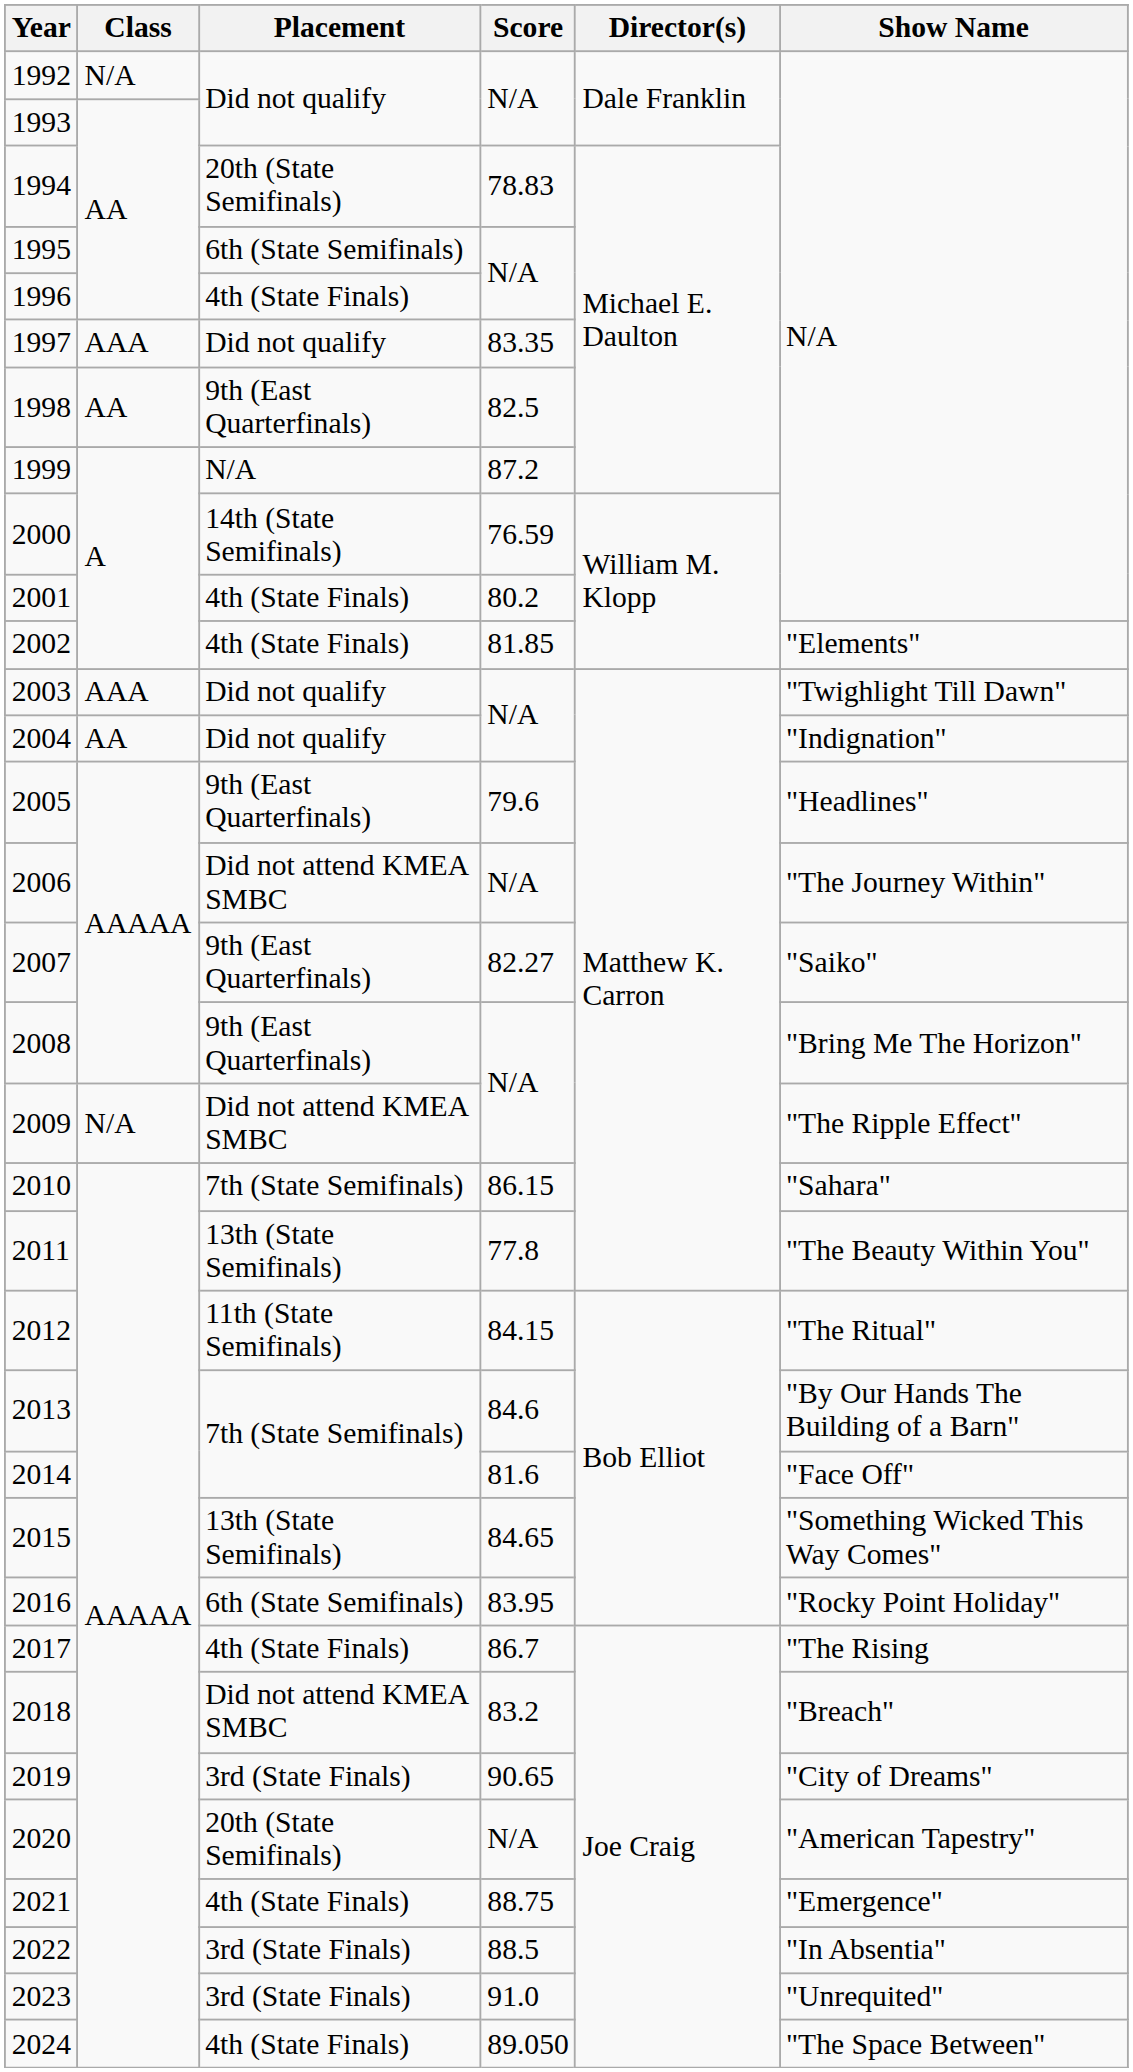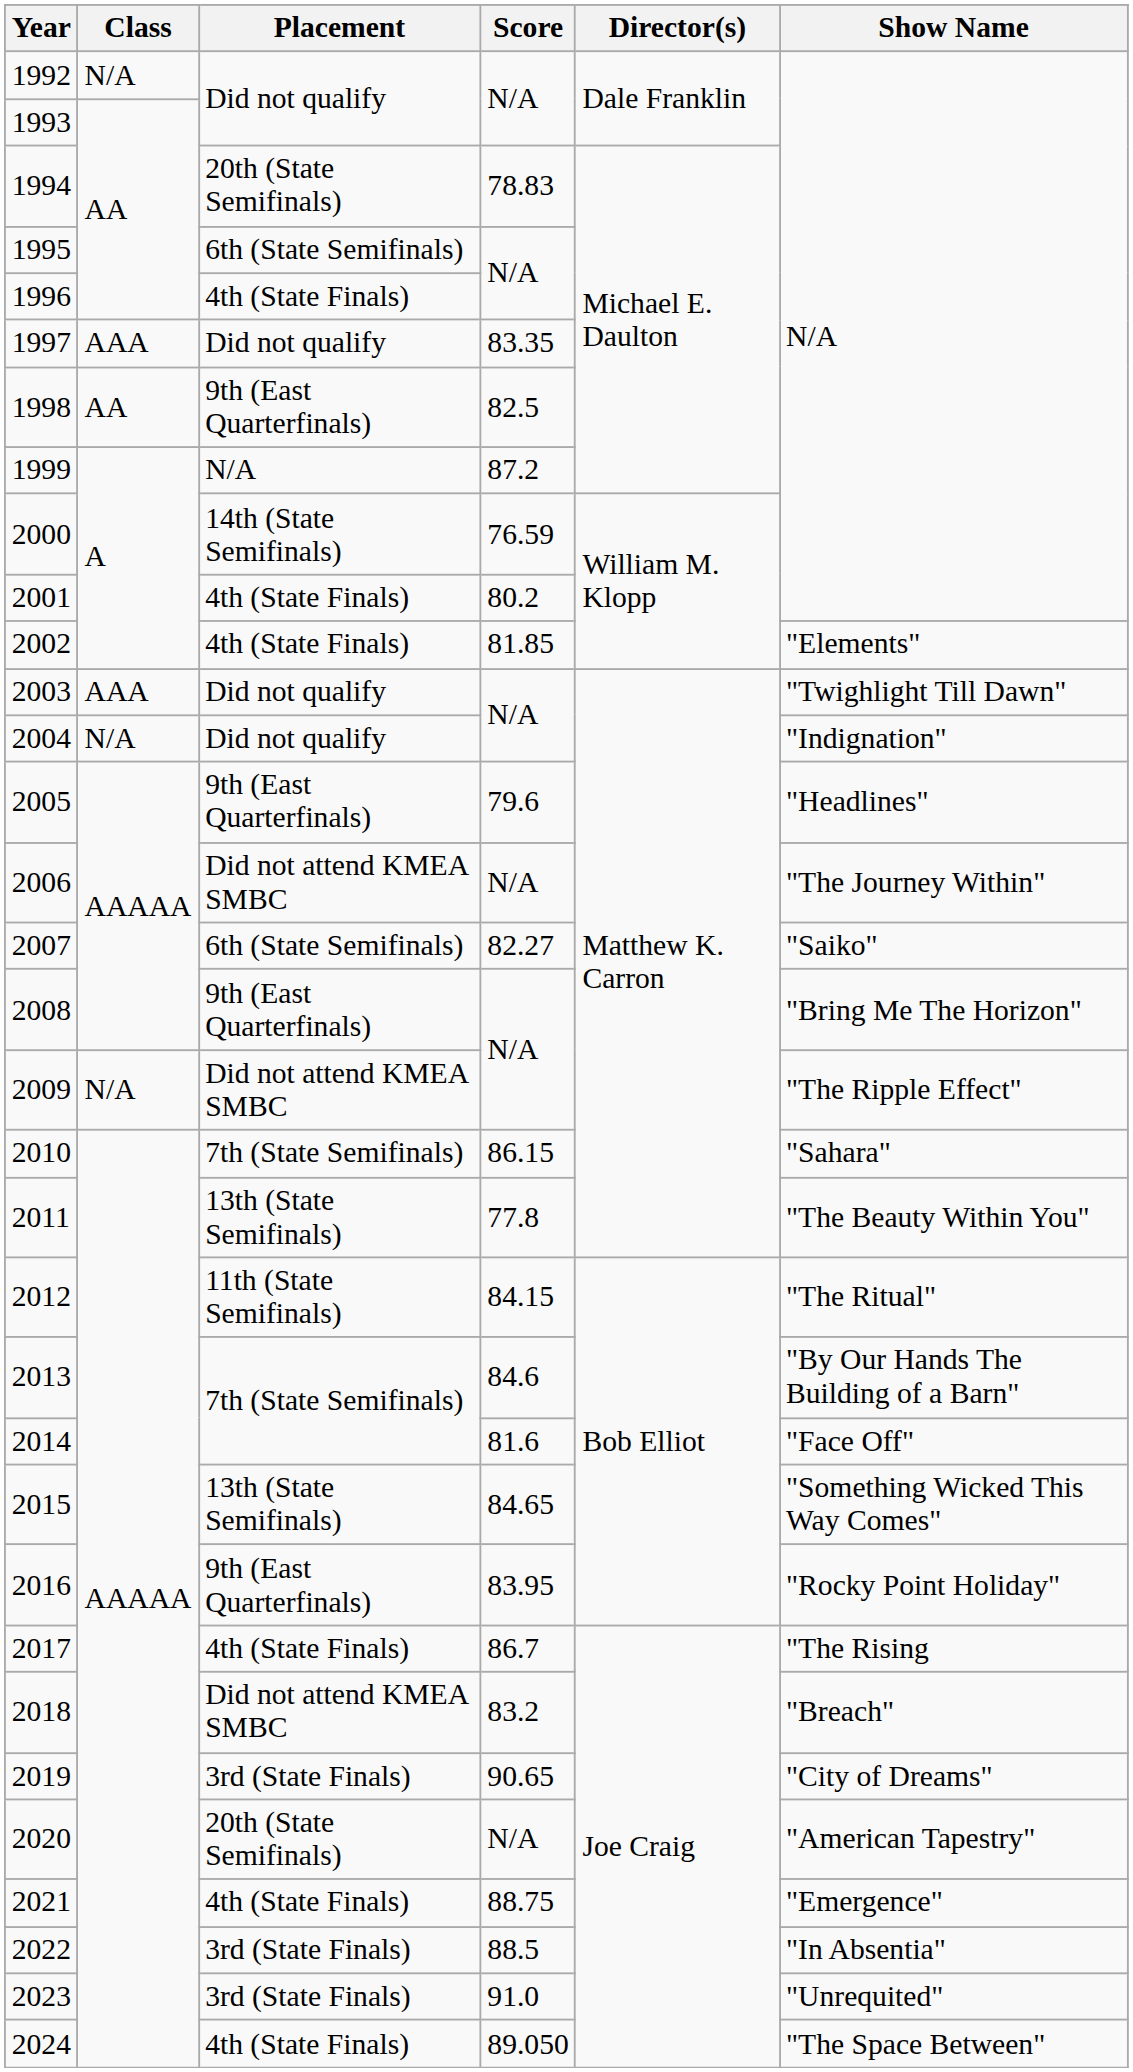(106, 738) AA -> (110, 738) N/A
(288, 962) 9th (East Quarterfinals) -> (334, 945) 6th (State Semifinals)
(334, 1601) 6th (State Semifinals) -> (288, 1584) 9th (East Quarterfinals)
